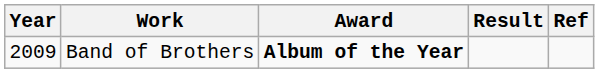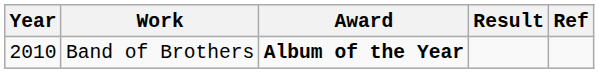(33, 53) 2009 -> (33, 53) 2010
